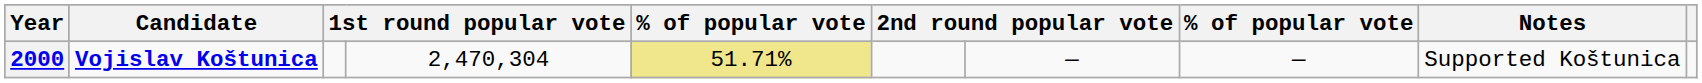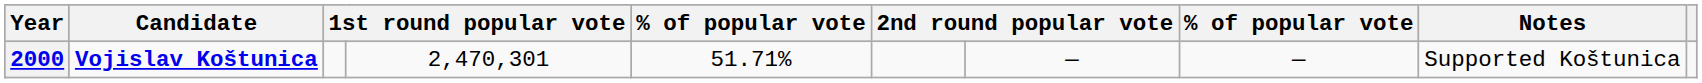(489, 60) 2,470,304 -> (489, 60) 2,470,301
(751, 60) khaki background -> (751, 60) no background
